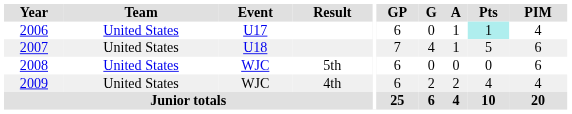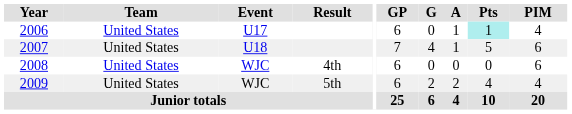(332, 65) 5th -> (332, 65) 4th
(332, 83) 4th -> (332, 83) 5th
